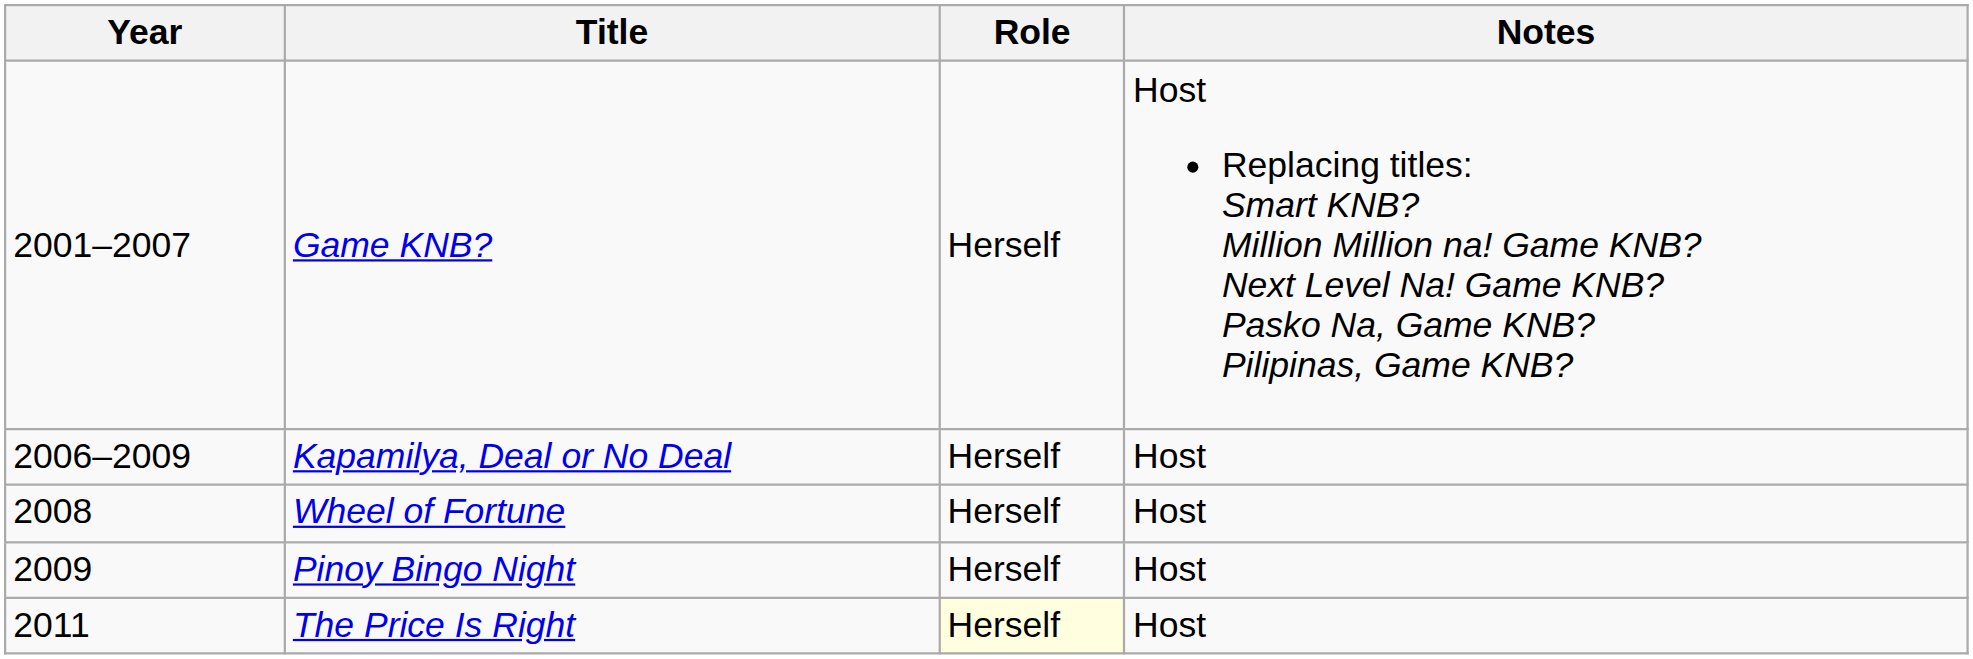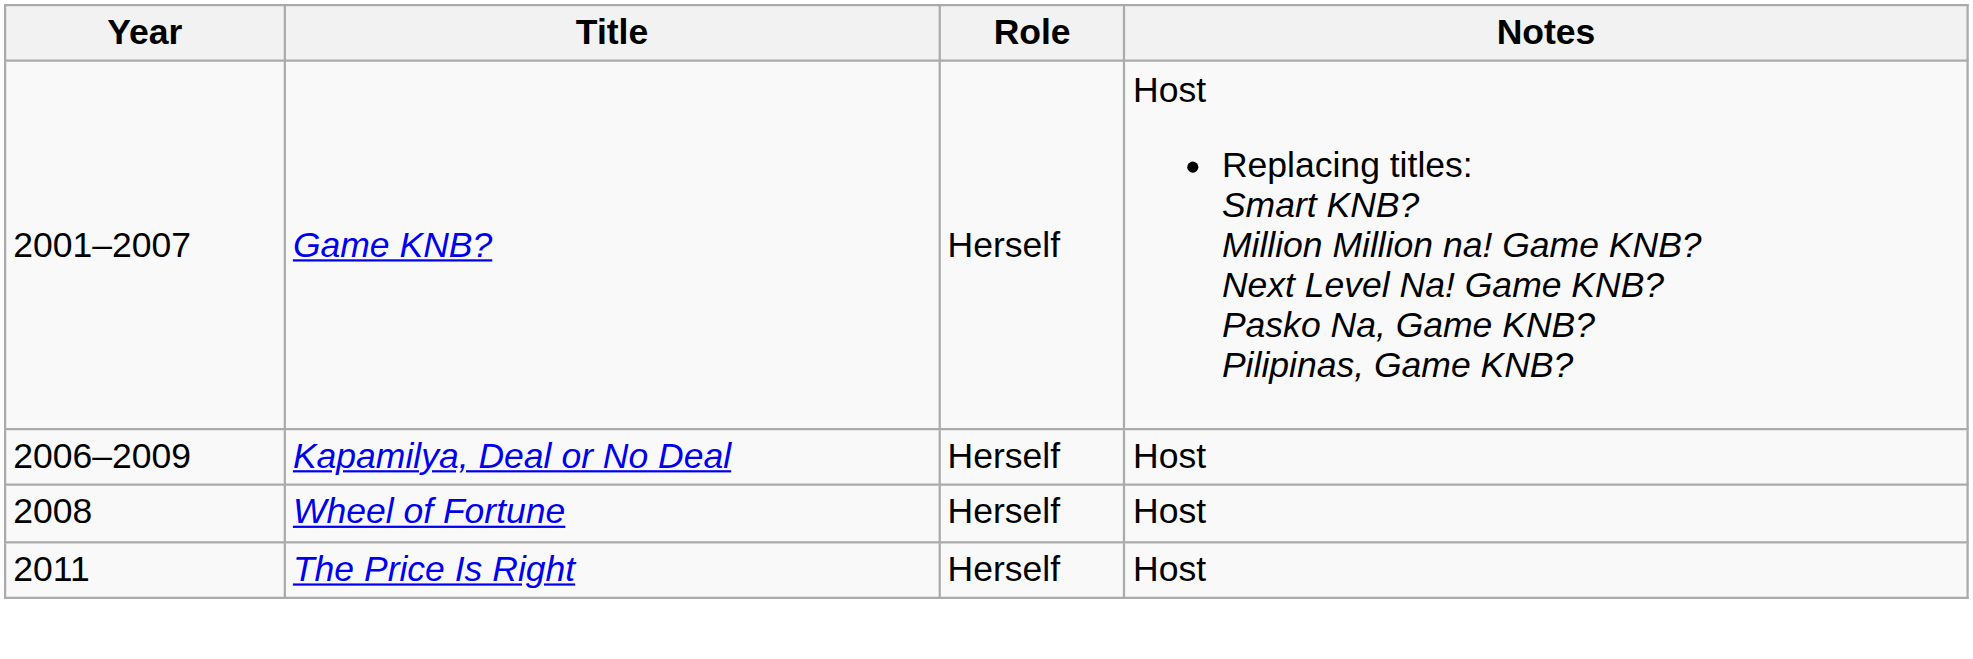- row: (434, 568)
(1004, 625) lightyellow background -> (1004, 568) no background
